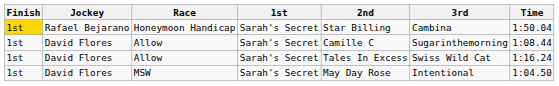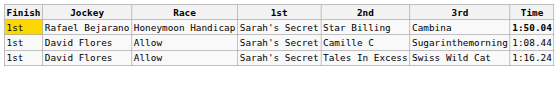(532, 27) normal -> (532, 27) bold
- row: (79, 73)
